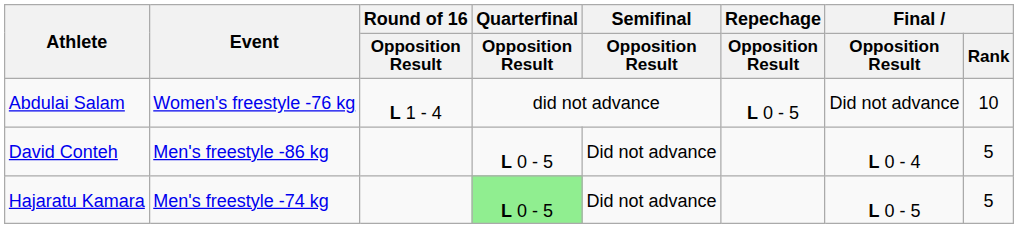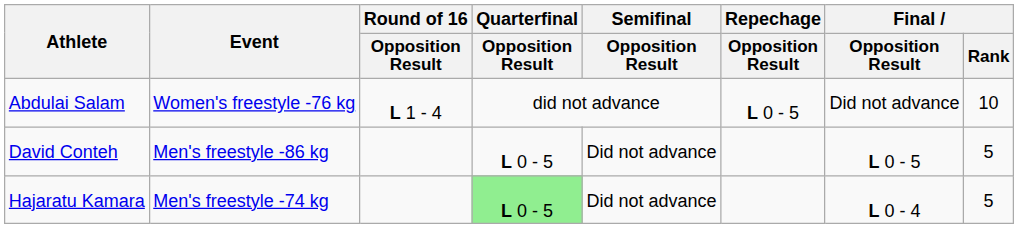(894, 162) L 0 - 4 -> (894, 162) L 0 - 5
(894, 210) L 0 - 5 -> (894, 210) L 0 - 4
